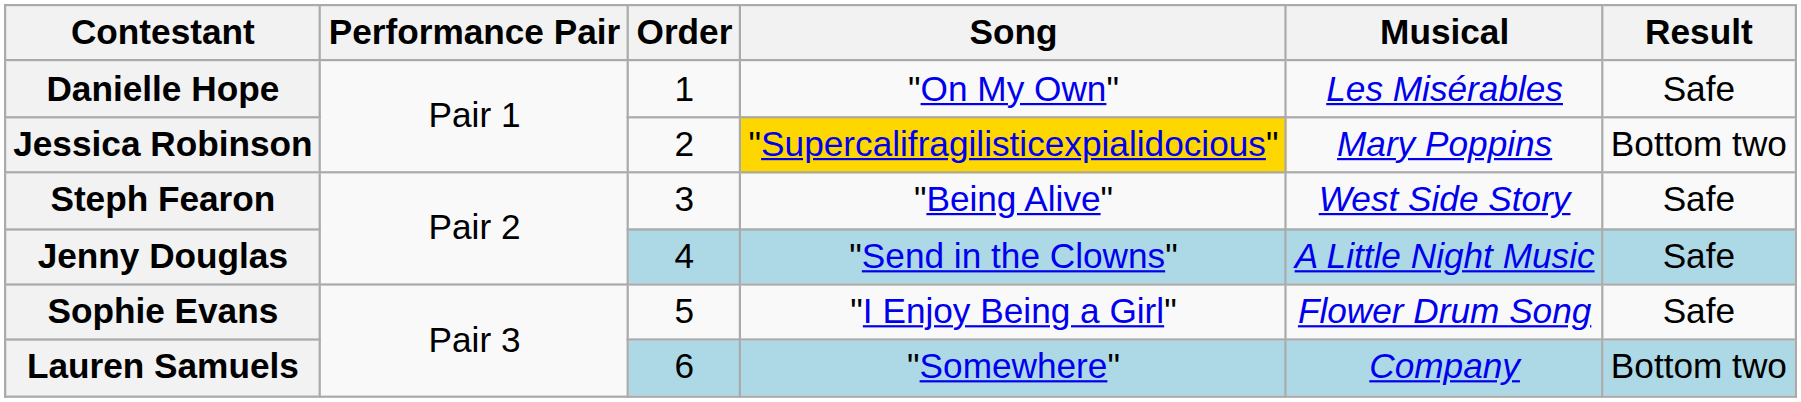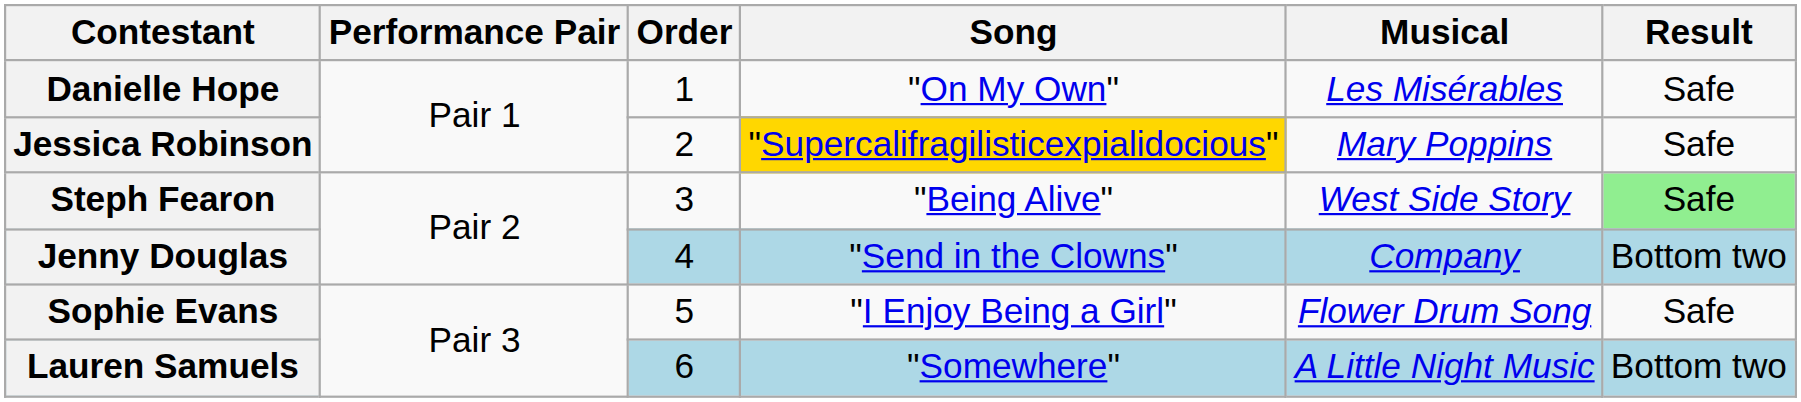(1699, 144) Bottom two -> (1699, 144) Safe
(1699, 199) no background -> (1699, 199) lightgreen background
(1445, 255) A Little Night Music -> (1445, 255) Company
(1699, 255) Safe -> (1699, 255) Bottom two
(1445, 367) Company -> (1445, 367) A Little Night Music
